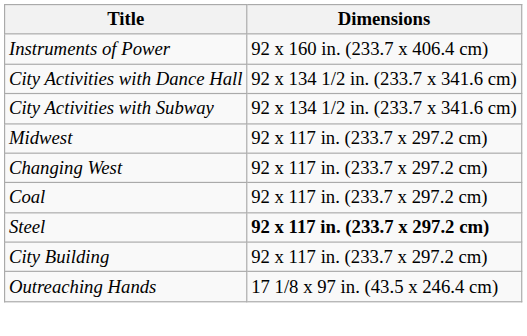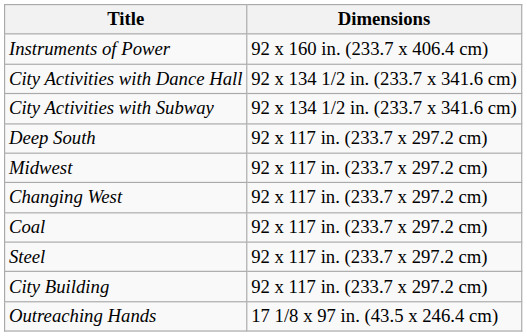+ row: (52, 138)
(370, 227) bold -> (369, 256) normal
